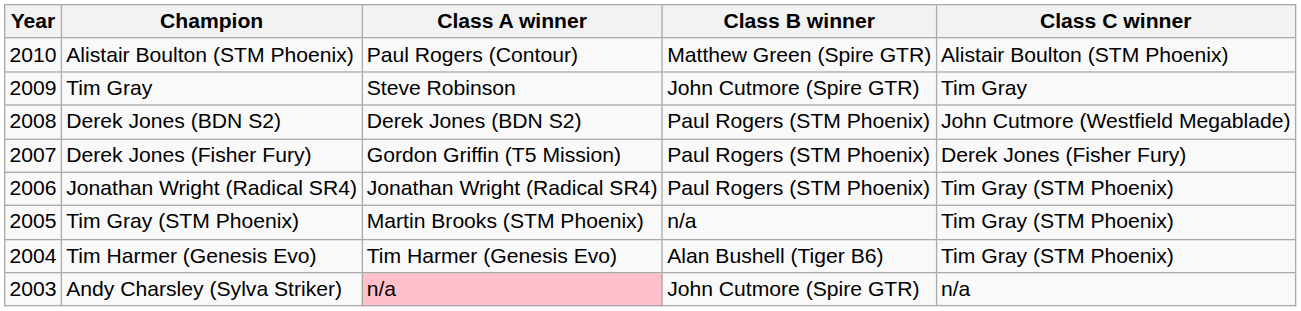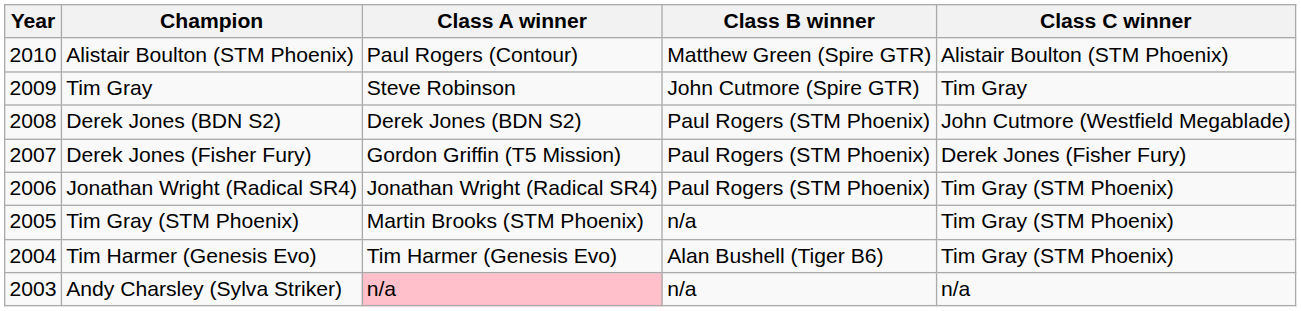(793, 289) John Cutmore (Spire GTR) -> (682, 289) n/a
